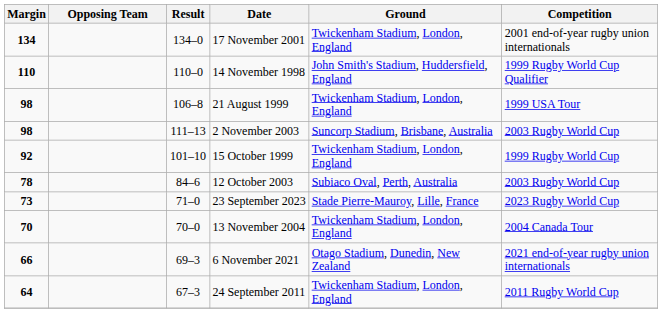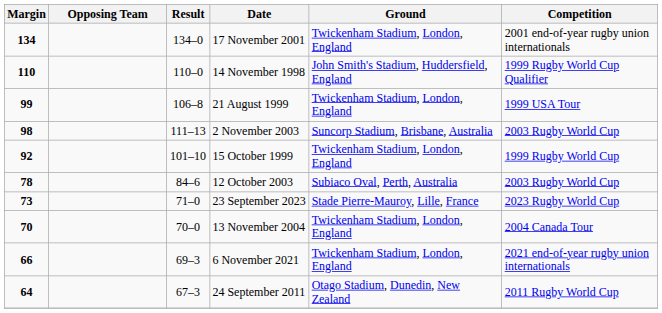(26, 104) 98 -> (26, 104) 99
(386, 259) Otago Stadium, Dunedin, New Zealand -> (387, 259) Twickenham Stadium, London, England
(387, 292) Twickenham Stadium, London, England -> (386, 292) Otago Stadium, Dunedin, New Zealand
